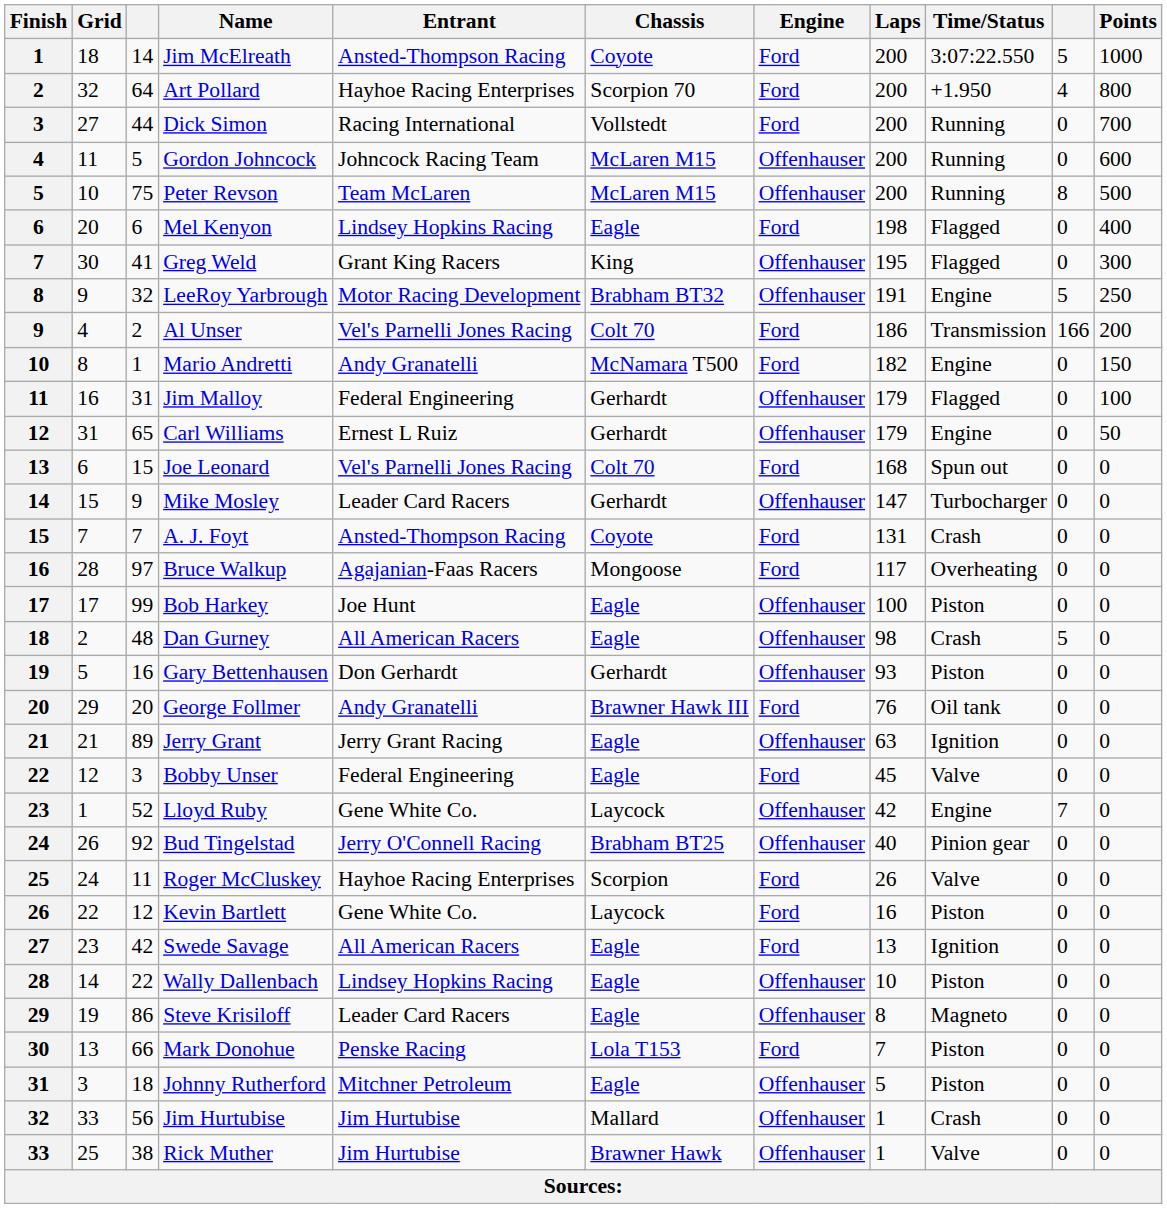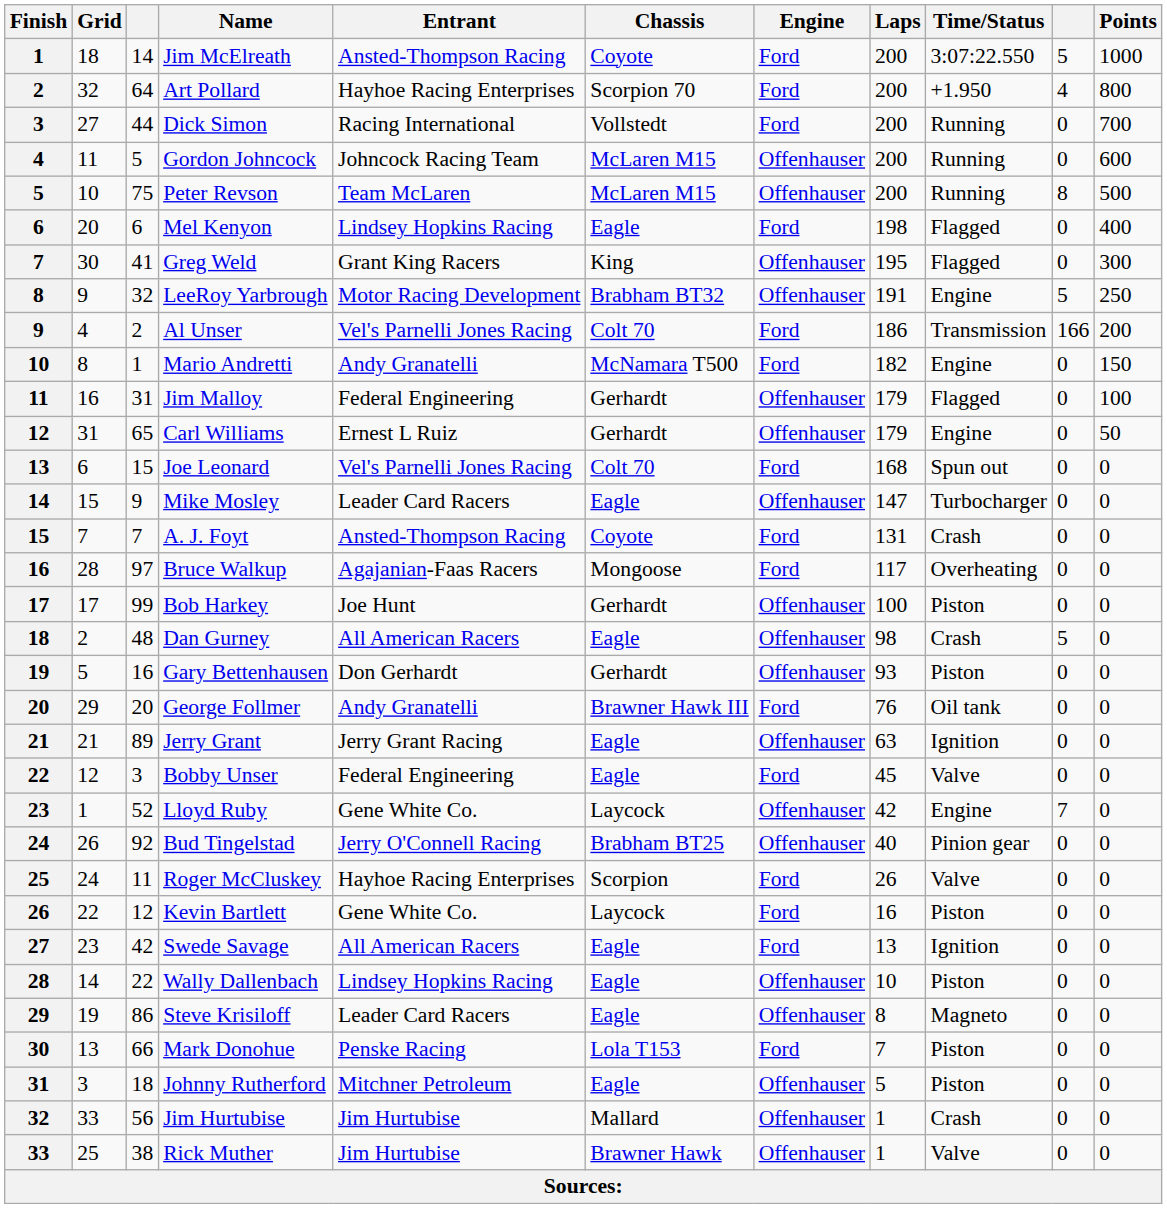(629, 501) Gerhardt -> (615, 501) Eagle
(615, 603) Eagle -> (629, 603) Gerhardt
